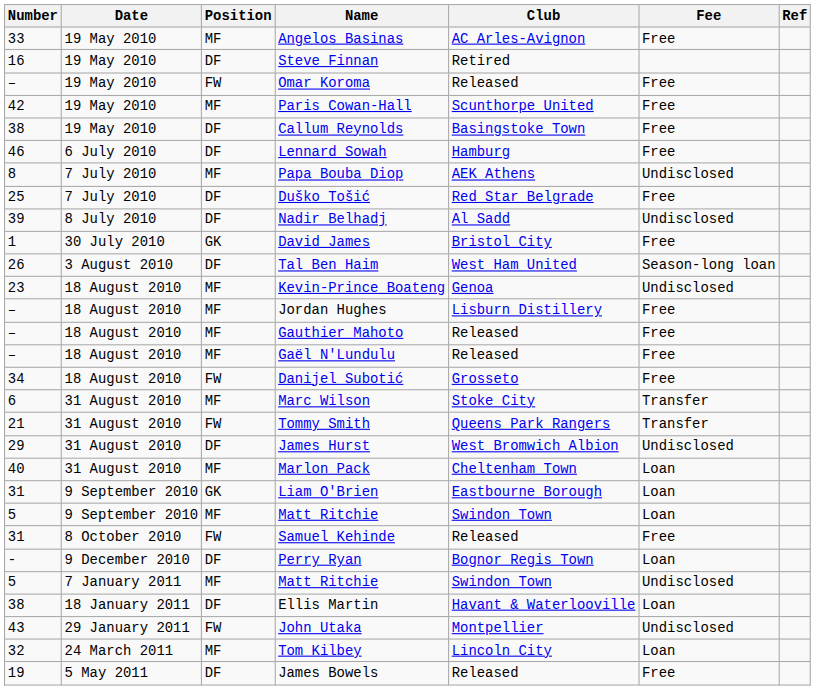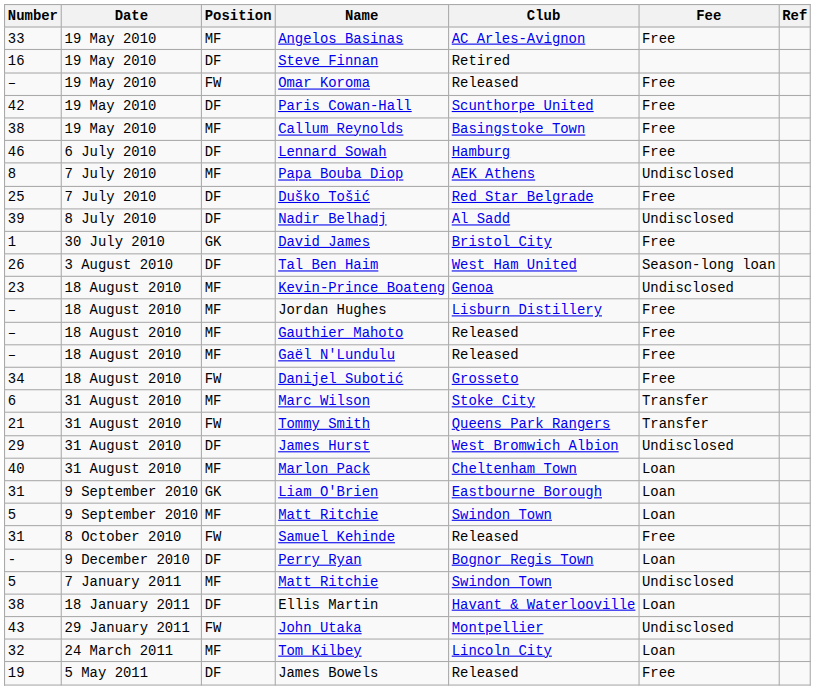(213, 107) MF -> (213, 107) DF
(213, 129) DF -> (213, 129) MF
